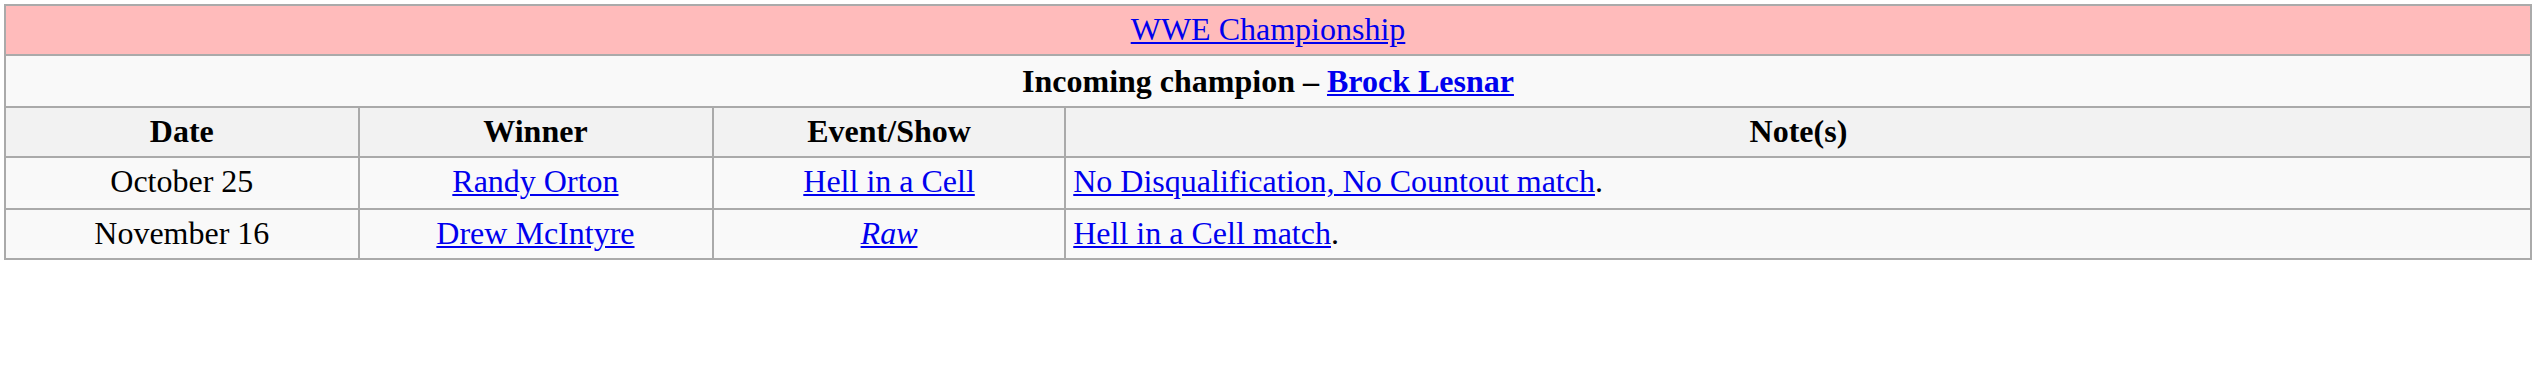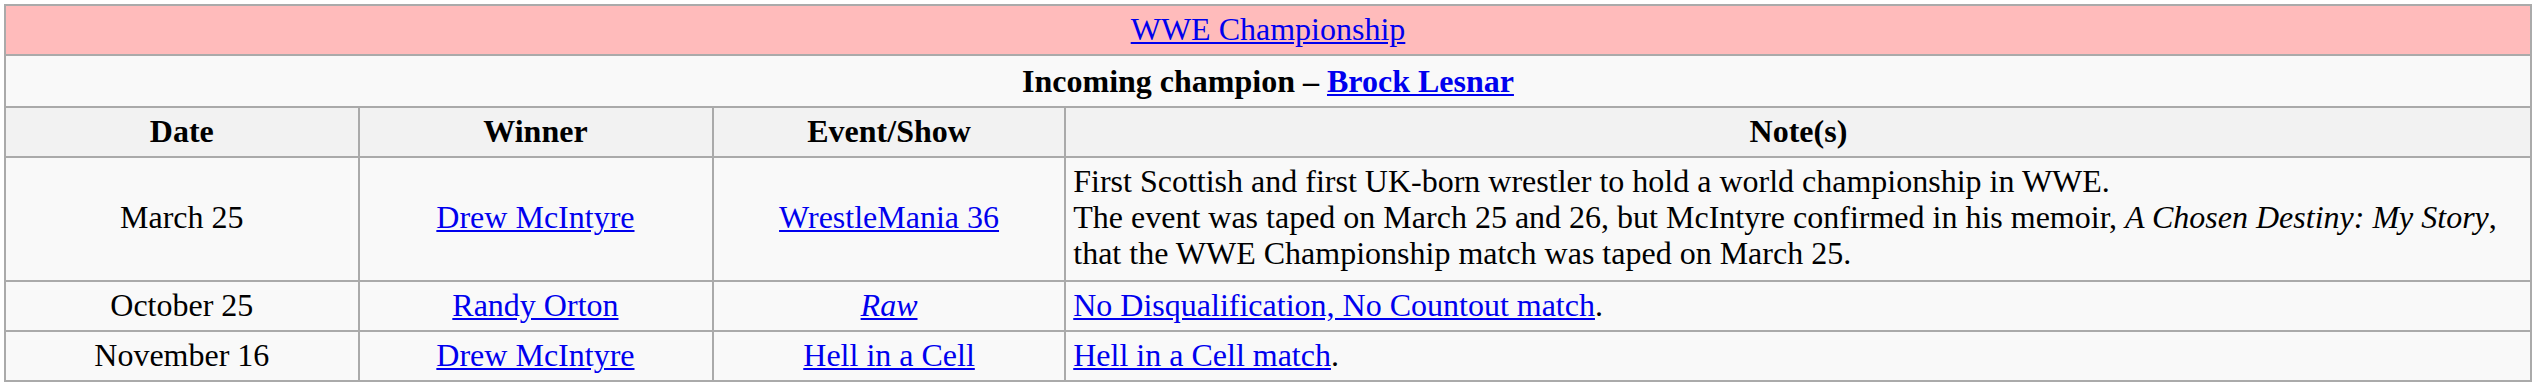+ row: (182, 218)
(889, 182) Hell in a Cell -> (889, 304) Raw
(889, 232) Raw -> (889, 355) Hell in a Cell
